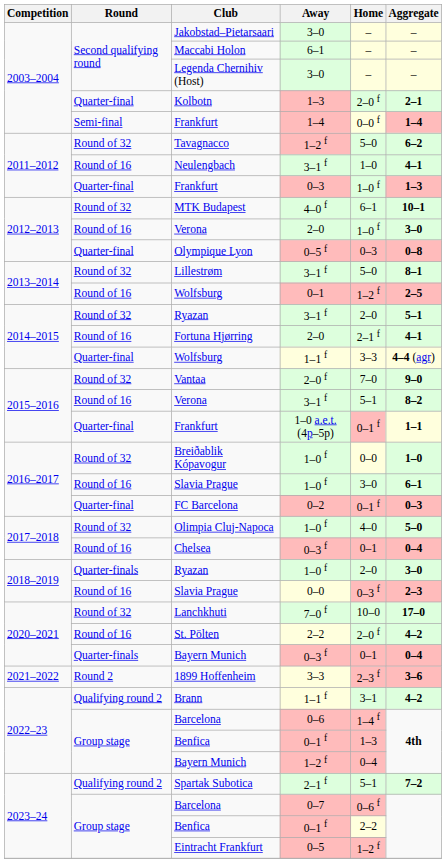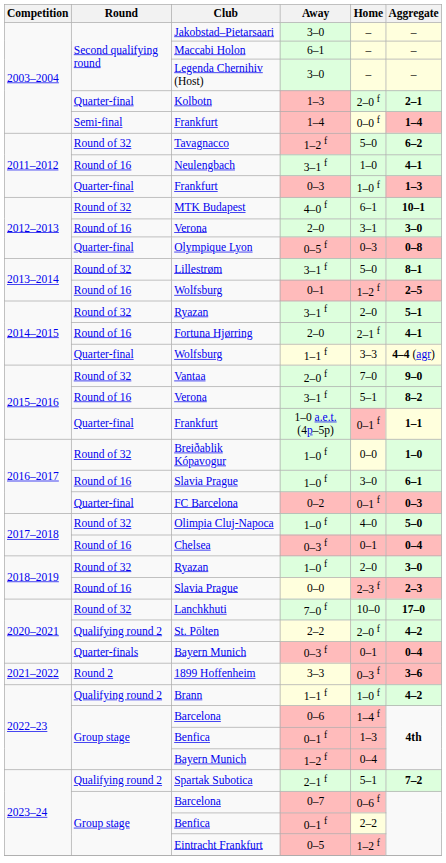(368, 229) 1–0 f -> (368, 227) 3–1
(106, 570) Quarter-finals -> (103, 566) Round of 32
(368, 591) 0–3 f -> (368, 588) 2–3 f
(103, 634) Round of 16 -> (118, 631) Qualifying round 2
(368, 676) 2–3 f -> (368, 673) 0–3 f
(368, 698) 3–1 -> (368, 695) 1–0 f
